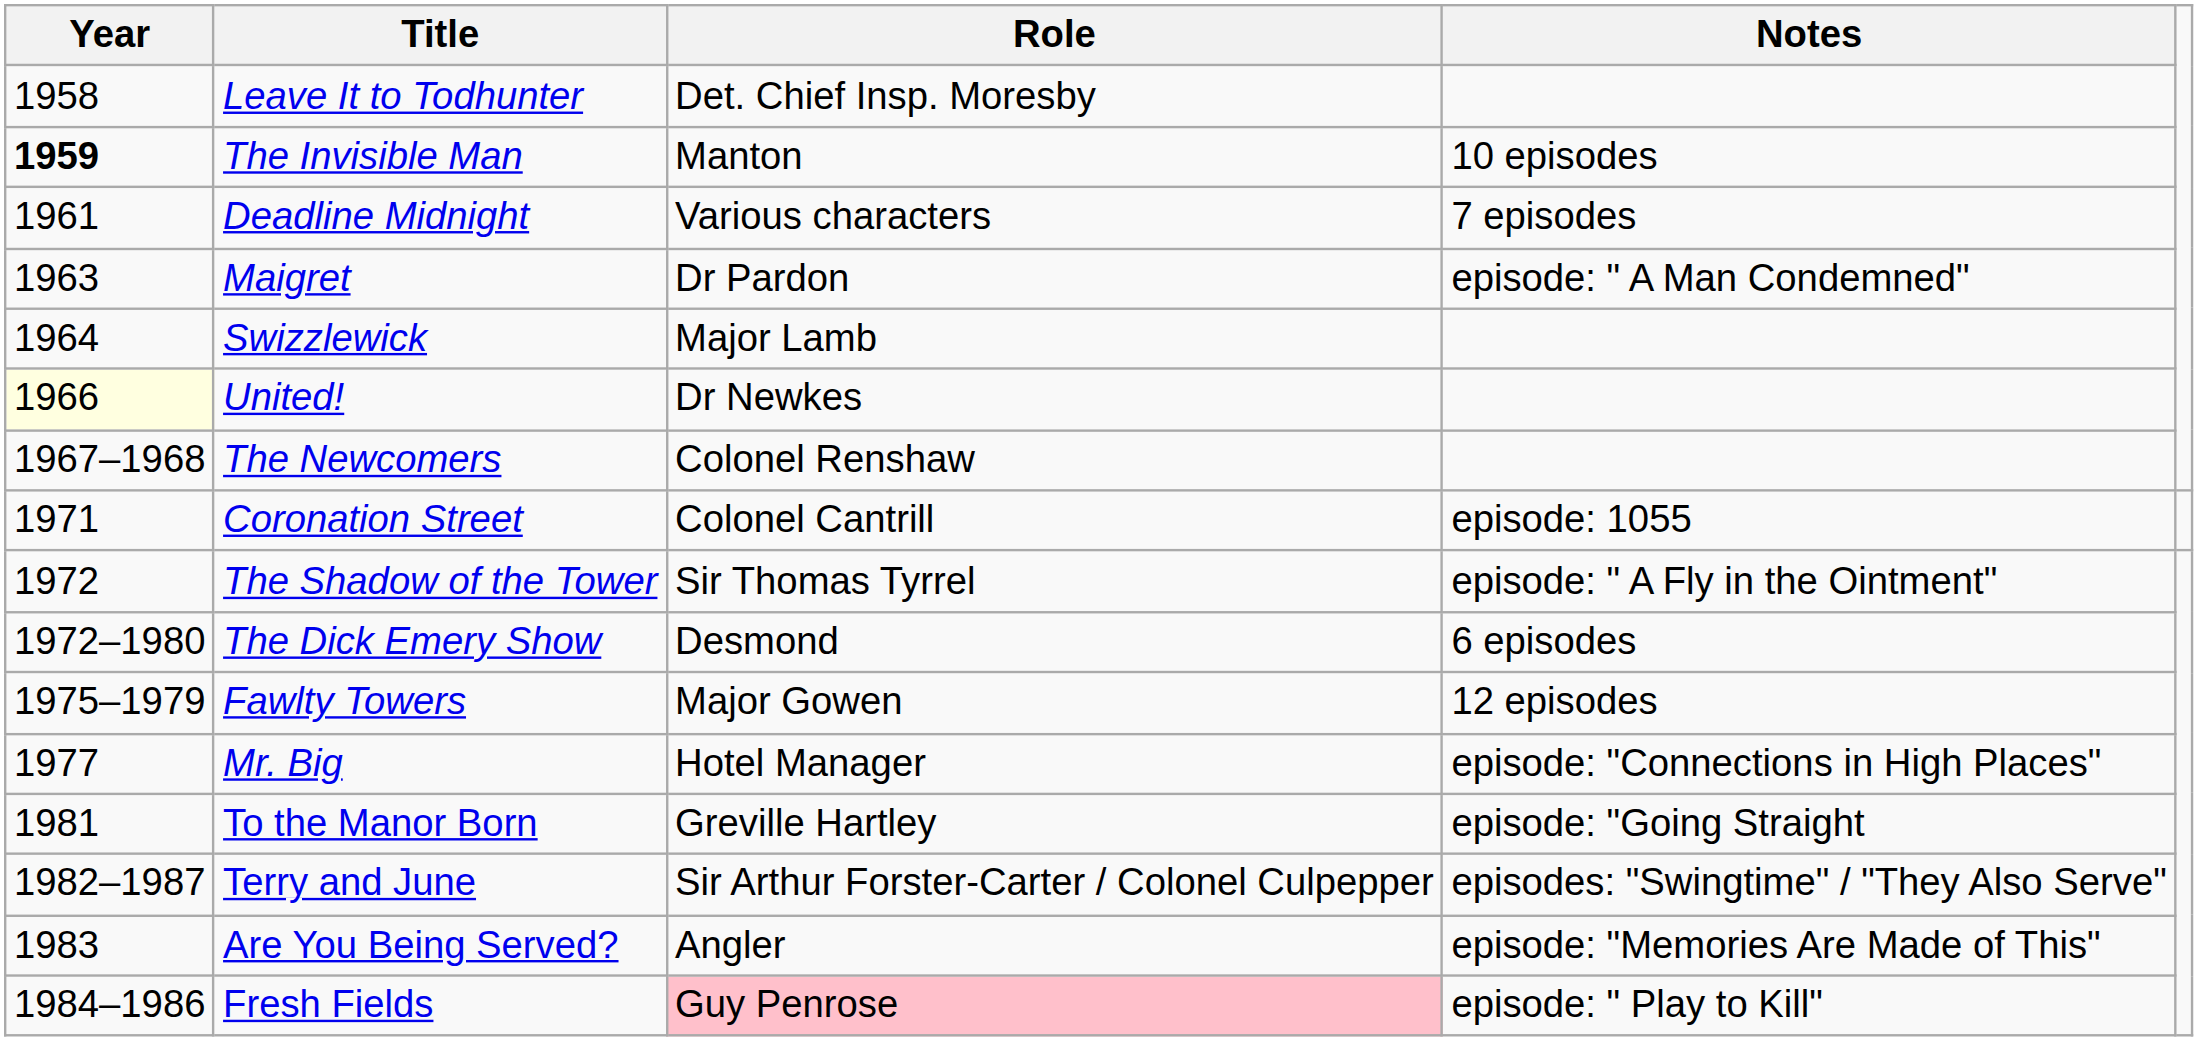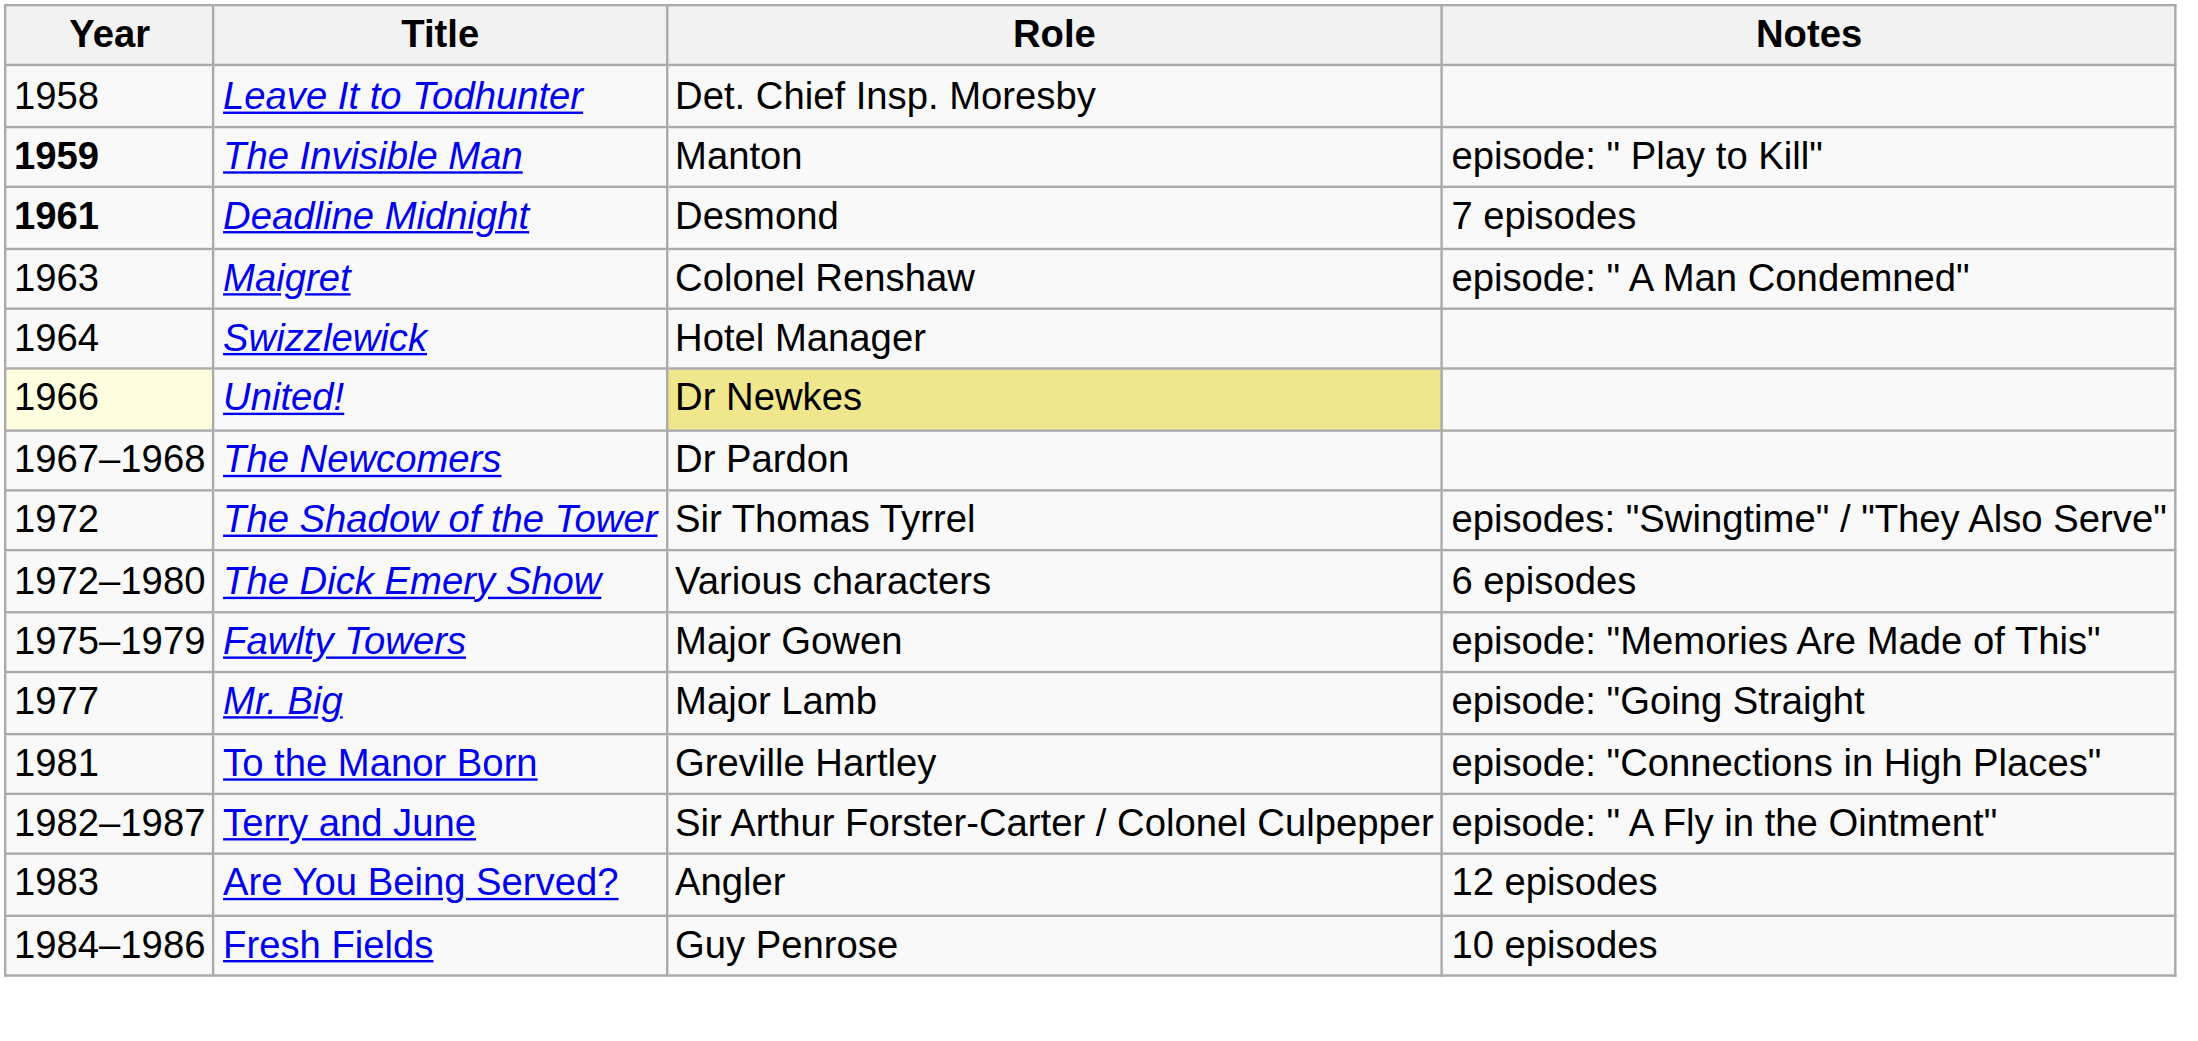(1555, 156) 10 episodes -> (1637, 156) episode: " Play to Kill"
(57, 216) normal -> (57, 216) bold
(833, 216) Various characters -> (757, 216) Desmond
(762, 277) Dr Pardon -> (825, 277) Colonel Renshaw
(776, 338) Major Lamb -> (800, 338) Hotel Manager
(769, 398) no background -> (769, 398) khaki background
(825, 459) Colonel Renshaw -> (762, 459) Dr Pardon
- row: (373, 519)
(1724, 580) episode: " A Fly in the Ointment" -> (1809, 519) episodes: "Swingtime" / "They Also Serve"
(757, 641) Desmond -> (833, 580) Various characters
(1555, 701) 12 episodes -> (1776, 641) episode: "Memories Are Made of This"
(800, 762) Hotel Manager -> (776, 701) Major Lamb
(1776, 762) episode: "Connections in High Places" -> (1658, 701) episode: "Going Straight
(1658, 823) episode: "Going Straight -> (1776, 762) episode: "Connections in High Places"
(1809, 883) episodes: "Swingtime" / "They Also Serve" -> (1724, 823) episode: " A Fly in the Ointment"
(1776, 944) episode: "Memories Are Made of This" -> (1555, 883) 12 episodes
(787, 1005) pink background -> (787, 944) no background
(1637, 1005) episode: " Play to Kill" -> (1555, 944) 10 episodes
